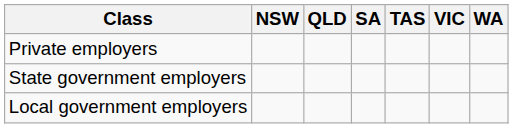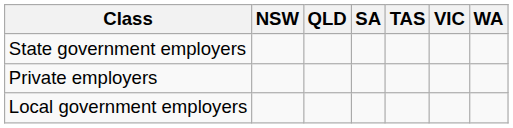rows swapped: (83, 48) <-> (127, 78)
